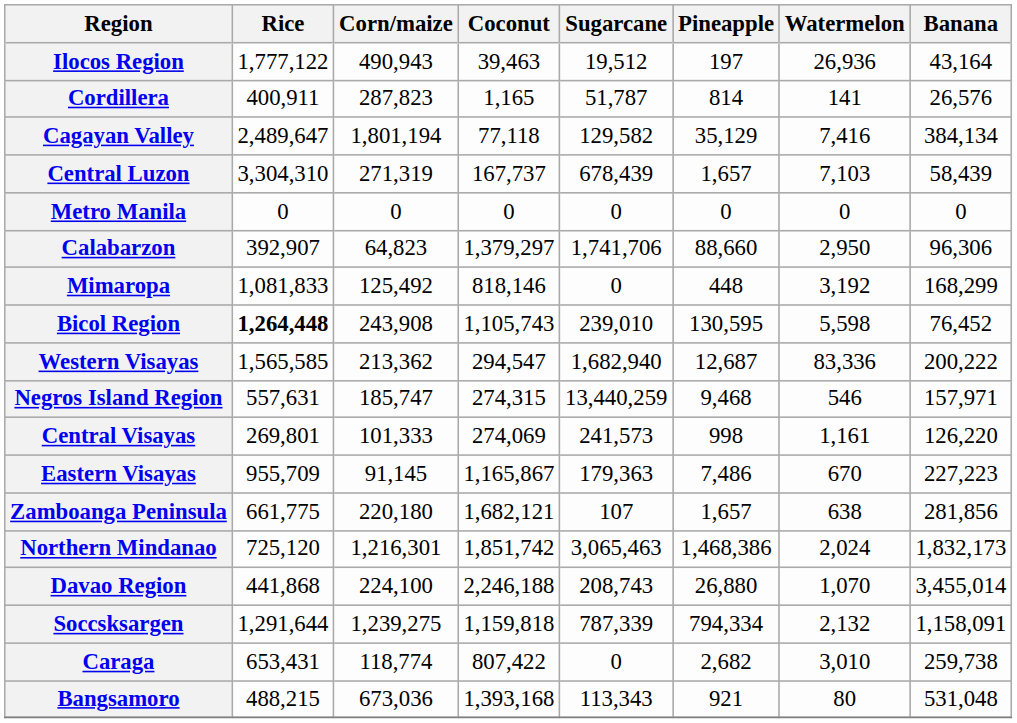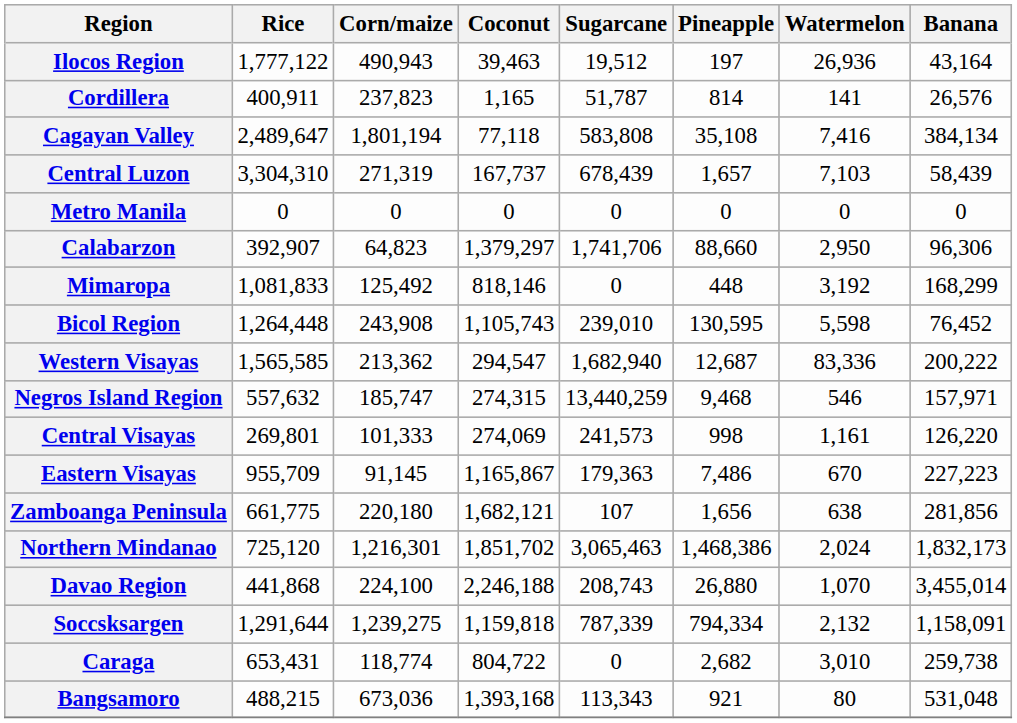(396, 98) 287,823 -> (396, 98) 237,823
(616, 136) 129,582 -> (616, 136) 583,808
(726, 136) 35,129 -> (726, 136) 35,108
(283, 323) bold -> (283, 323) normal
(283, 398) 557,631 -> (283, 398) 557,632
(726, 511) 1,657 -> (726, 511) 1,656
(509, 549) 1,851,742 -> (509, 549) 1,851,702
(509, 661) 807,422 -> (509, 661) 804,722
